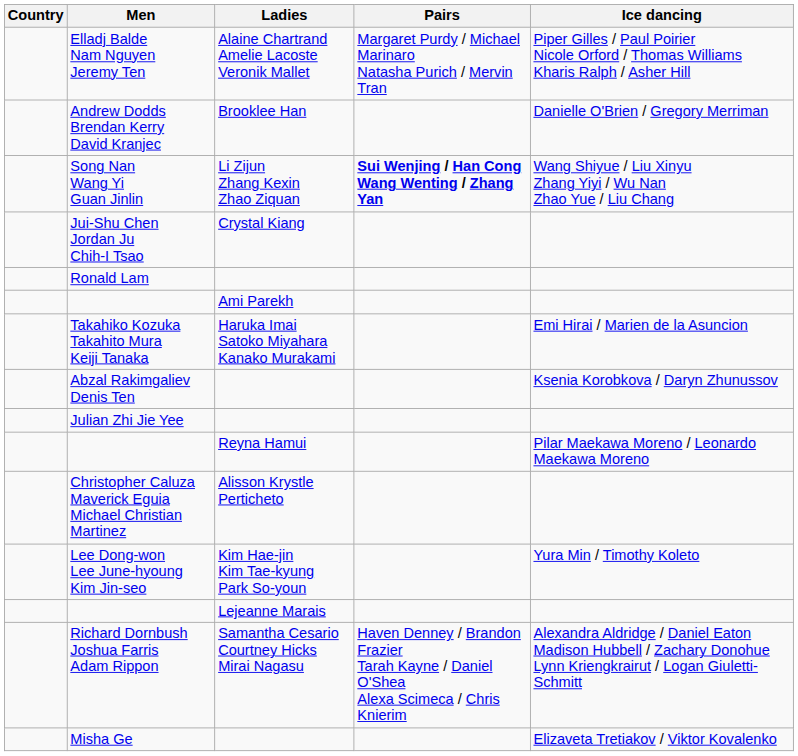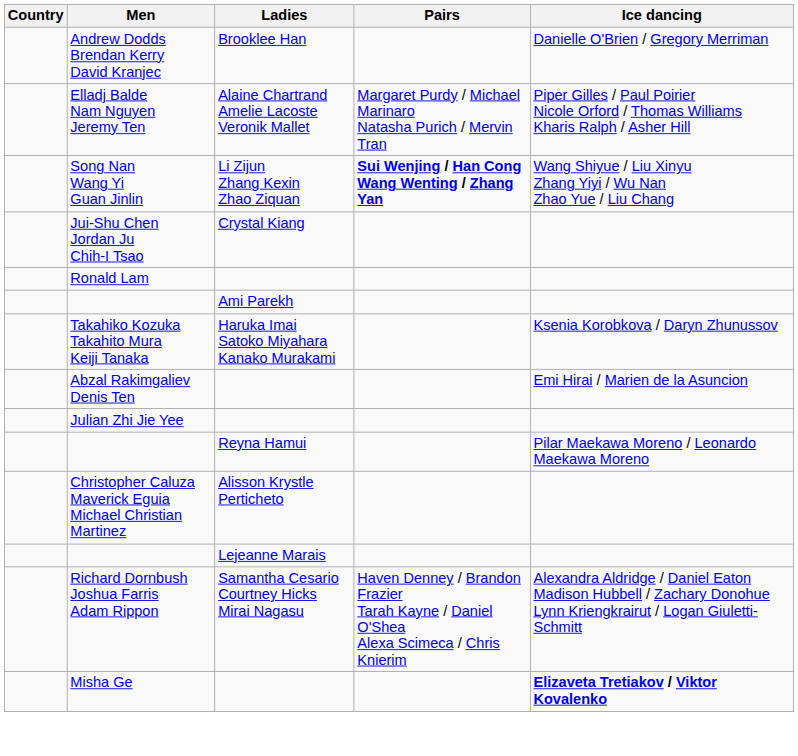rows swapped: (118, 127) <-> (113, 55)
(641, 325) Emi Hirai / Marien de la Asuncion -> (656, 325) Ksenia Korobkova / Daryn Zhunussov
(656, 380) Ksenia Korobkova / Daryn Zhunussov -> (641, 380) Emi Hirai / Marien de la Asuncion
- row: (127, 571)
(655, 739) normal -> (625, 691) bold
